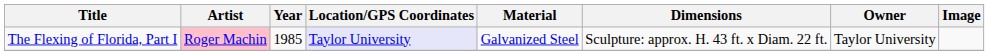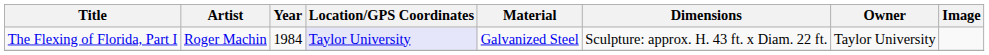(225, 38) pink background -> (225, 38) no background
(288, 38) 1985 -> (288, 38) 1984
